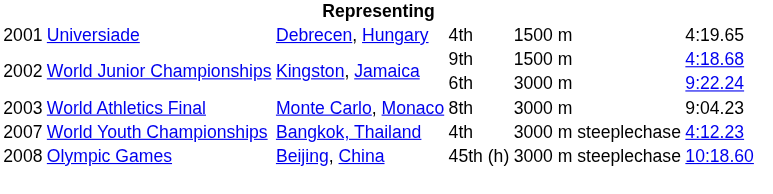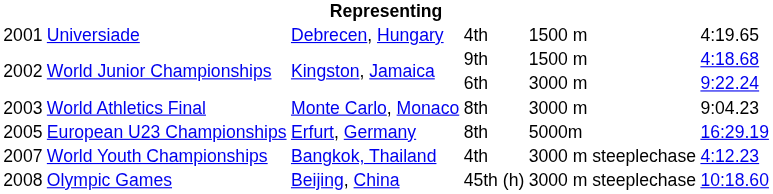+ row: (23, 132)
